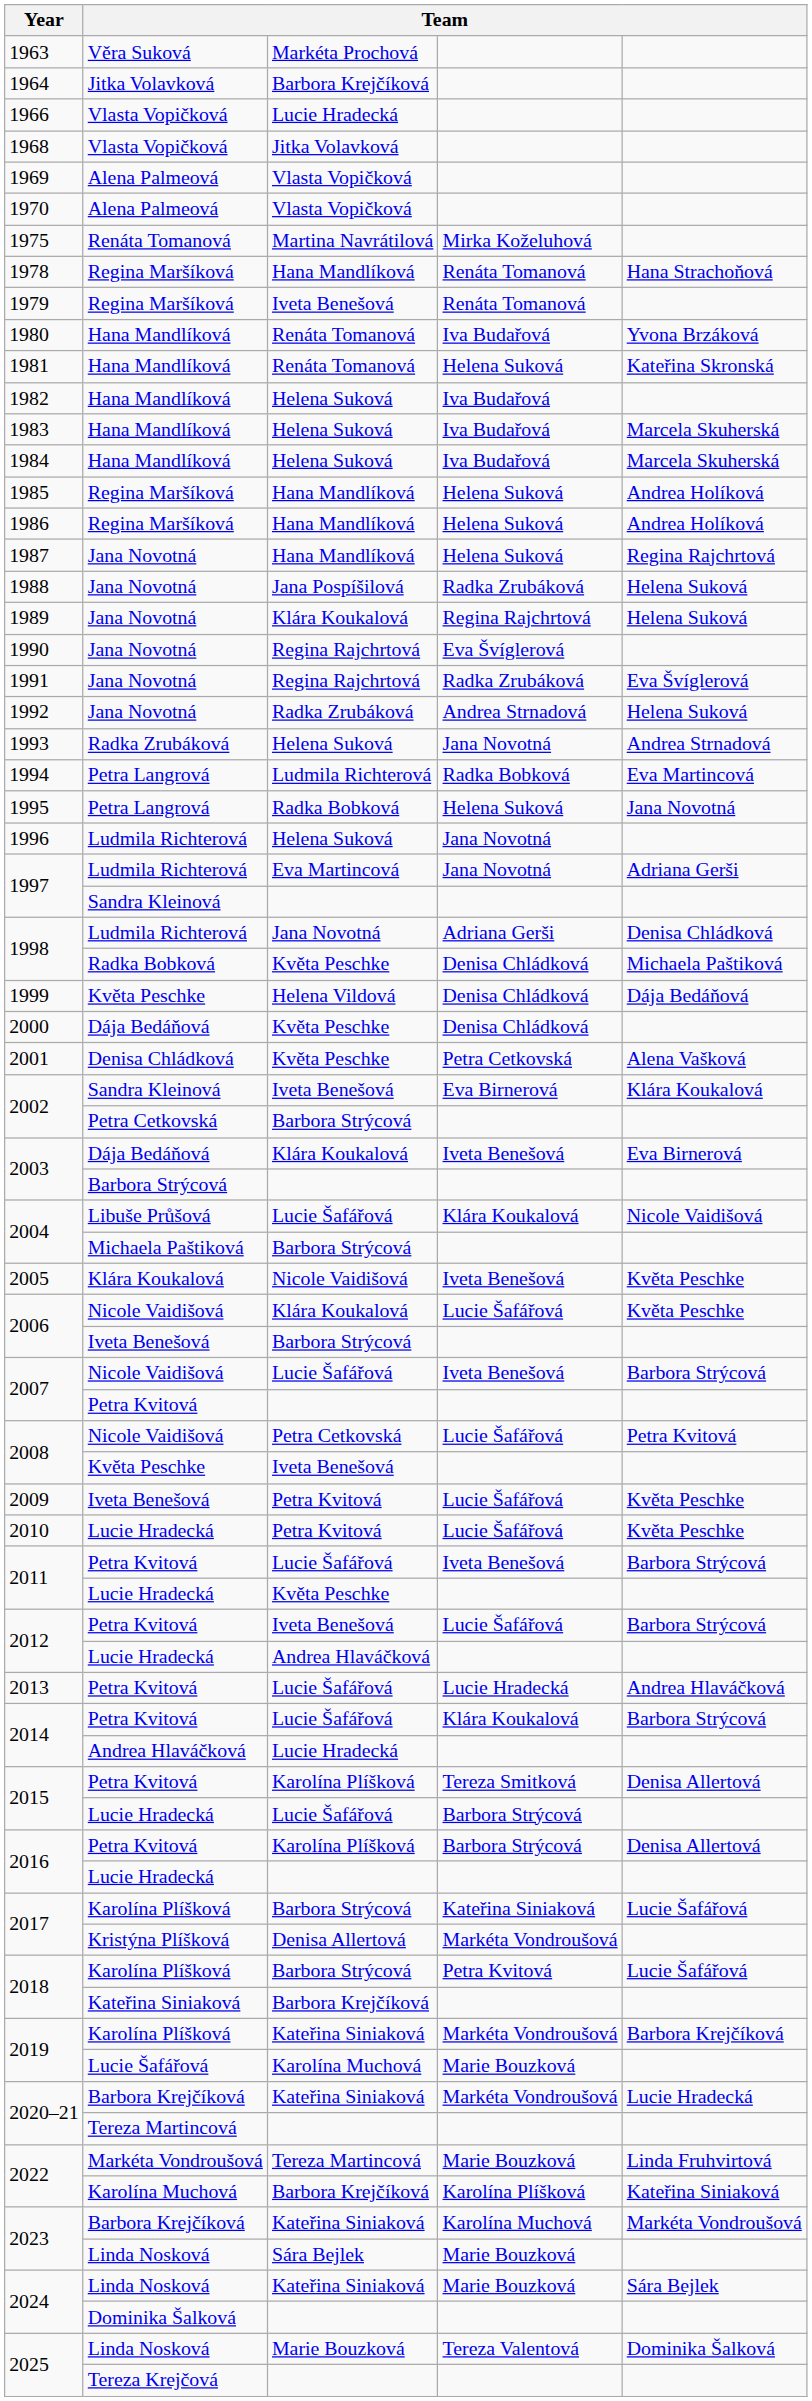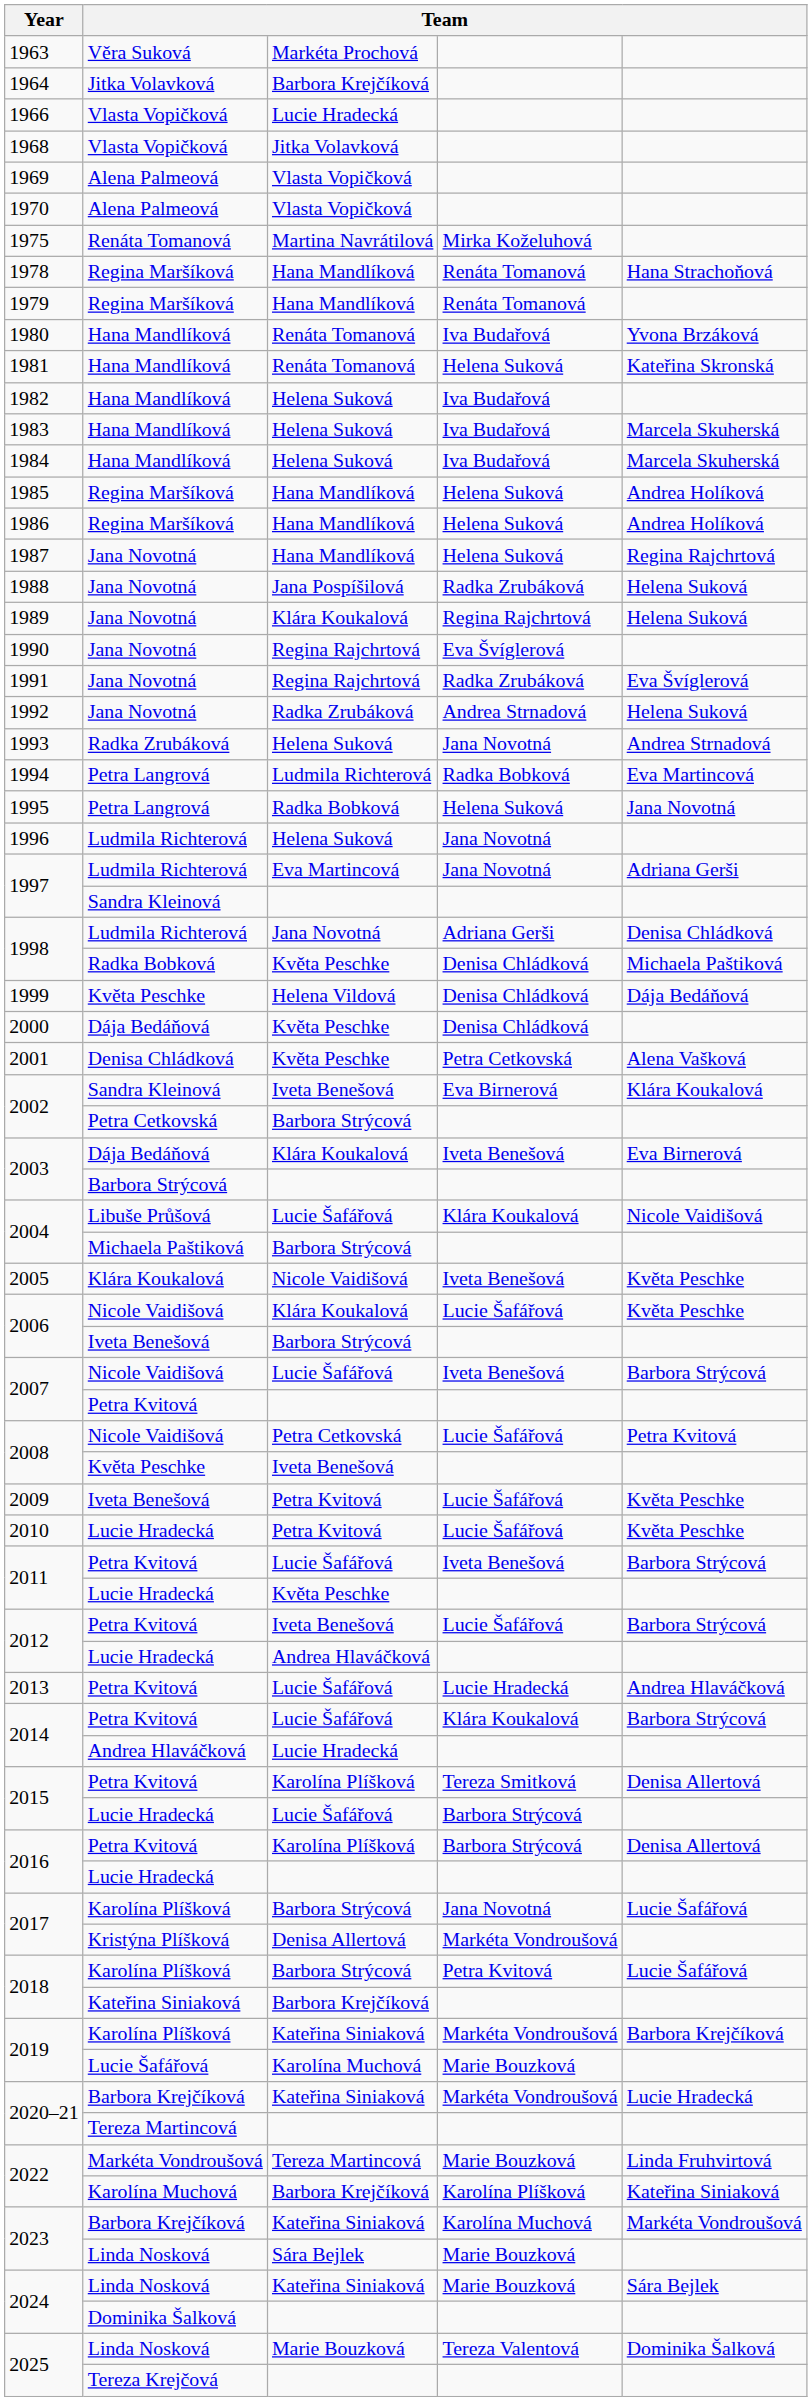(333, 303) Iveta Benešová -> (343, 303) Hana Mandlíková
(519, 1908) Kateřina Siniaková -> (497, 1908) Jana Novotná
